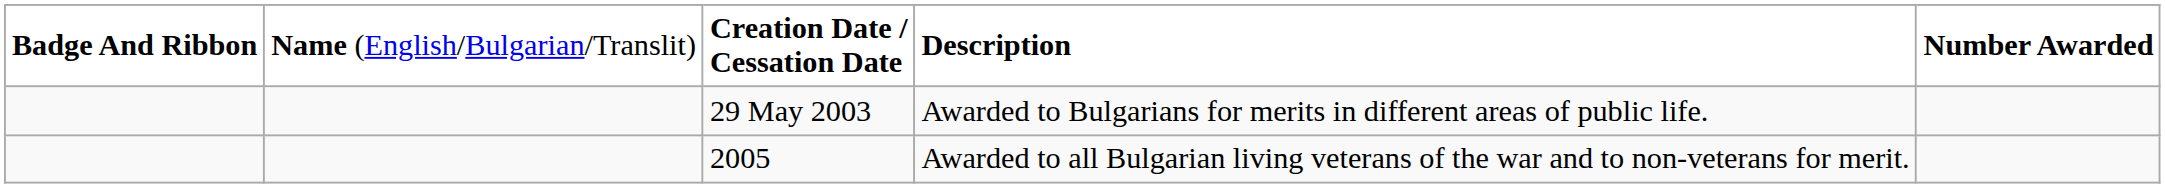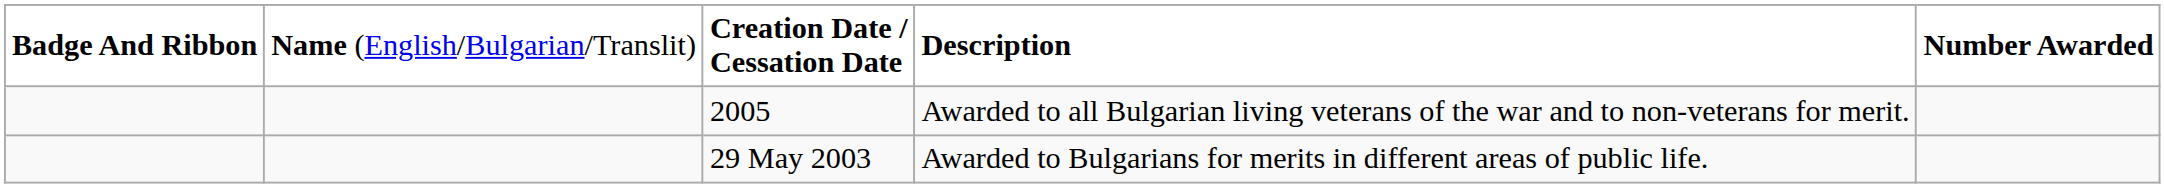rows swapped: (791, 110) <-> (740, 158)
